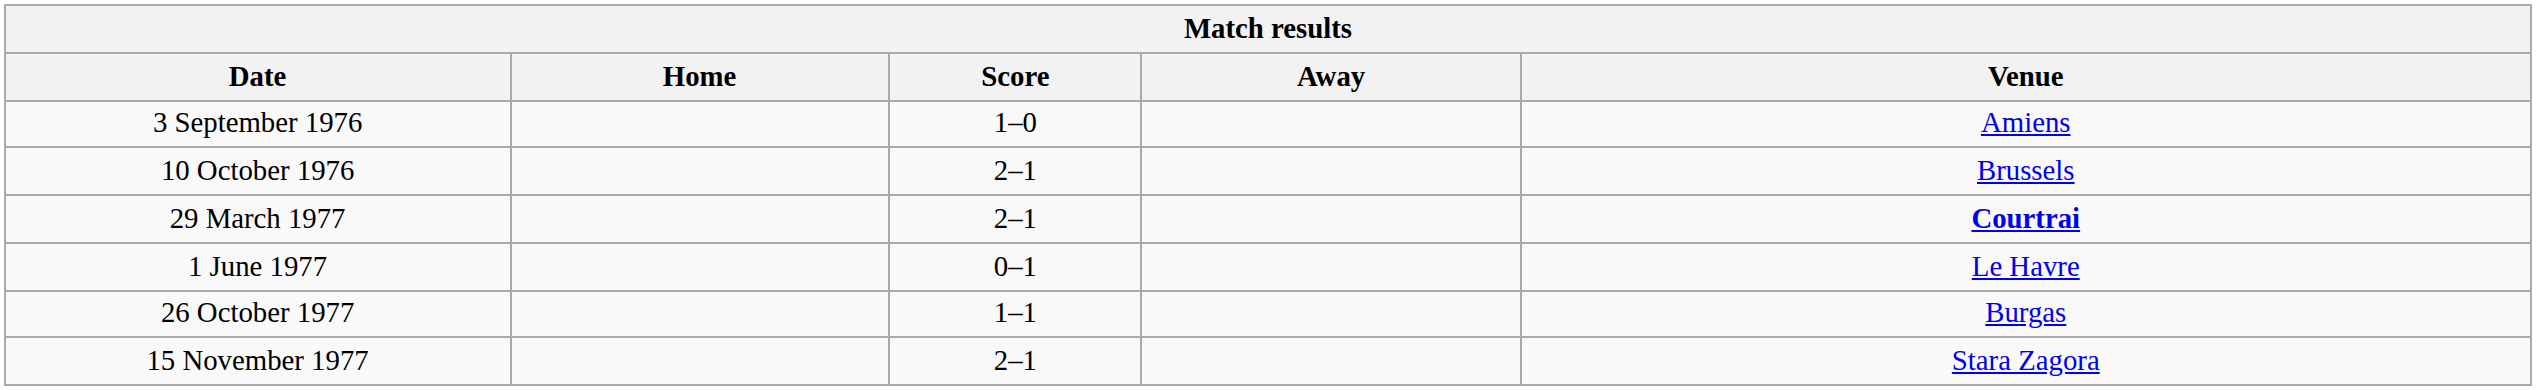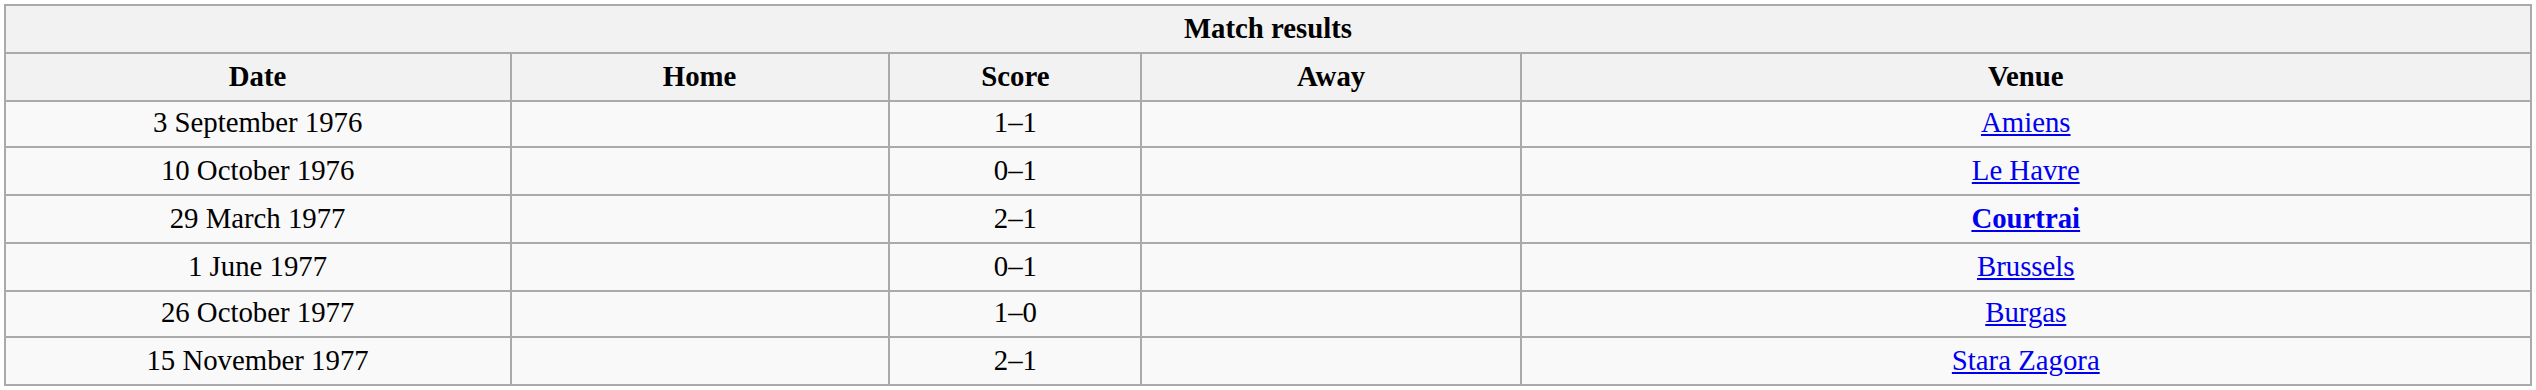(1015, 123) 1–0 -> (1015, 123) 1–1
(1015, 171) 2–1 -> (1015, 171) 0–1
(2026, 171) Brussels -> (2026, 171) Le Havre
(2026, 266) Le Havre -> (2026, 266) Brussels
(1015, 313) 1–1 -> (1015, 313) 1–0
